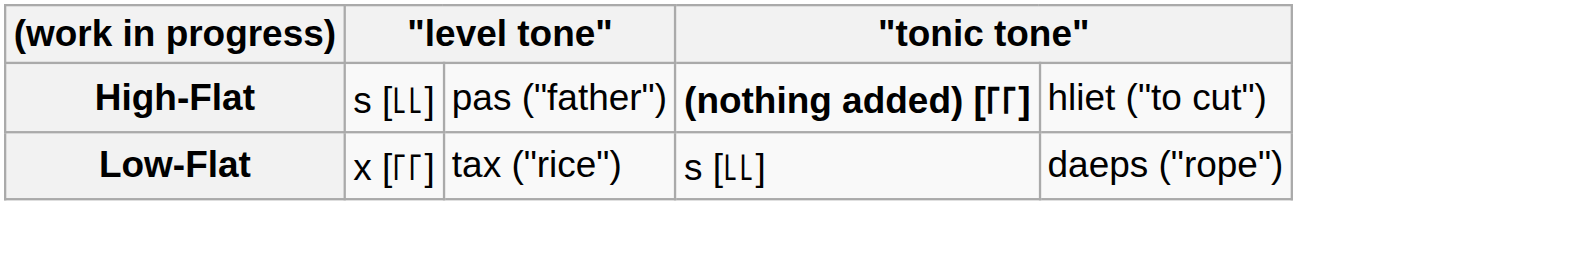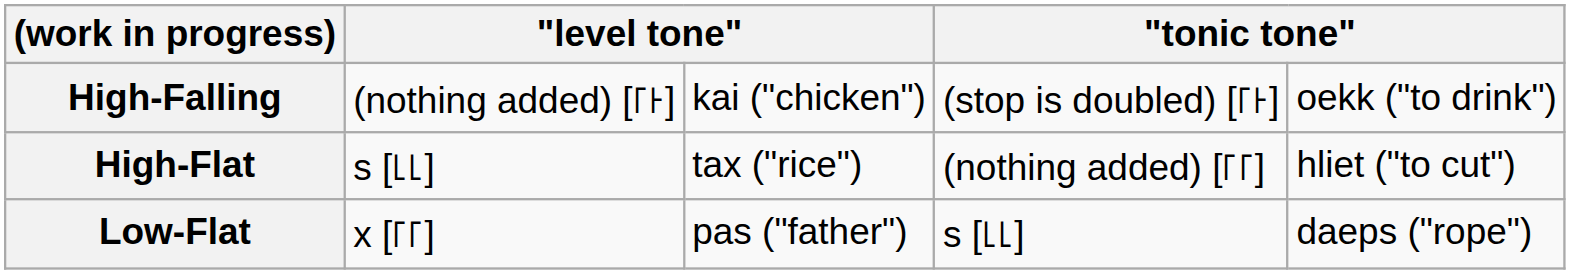+ row: (175, 97)
(559, 97) pas ("father") -> (777, 164) tax ("rice")
(857, 99) bold -> (1104, 167) normal
(537, 164) tax ("rice") -> (800, 232) pas ("father")
